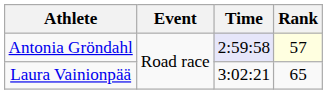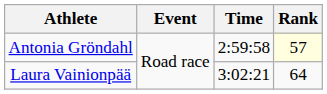(244, 47) lavender background -> (244, 47) no background
(298, 75) 65 -> (298, 75) 64
